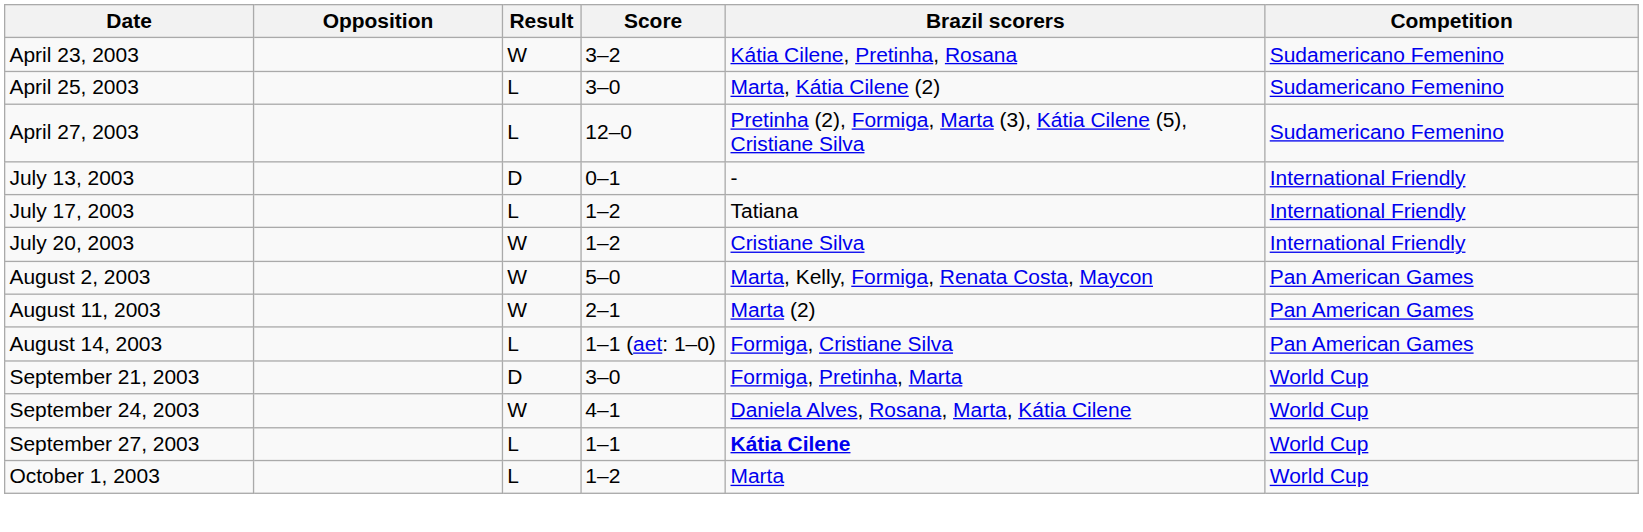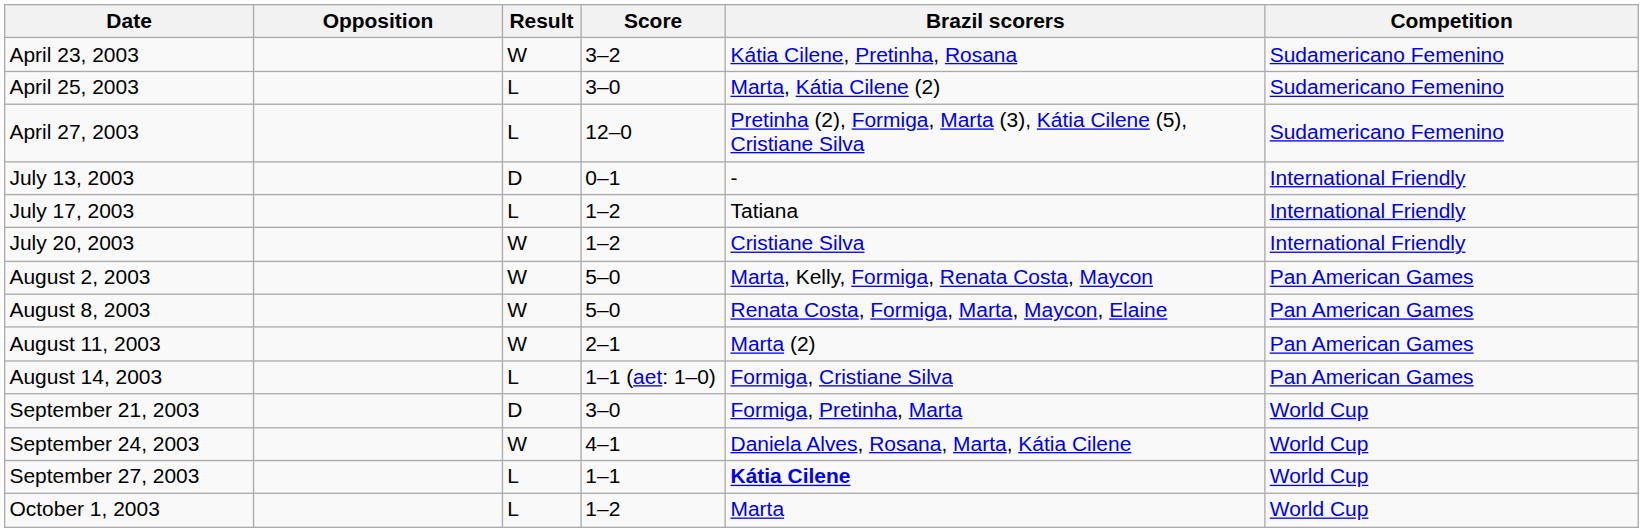+ row: (80, 310)
